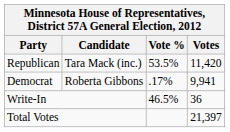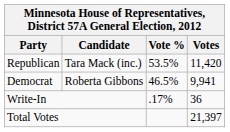(160, 81) .17% -> (163, 81) 46.5%
(163, 99) 46.5% -> (160, 99) .17%
